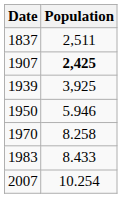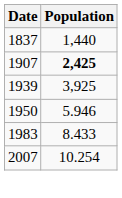(79, 39) 2,511 -> (79, 39) 1,440
- row: (23, 134)
